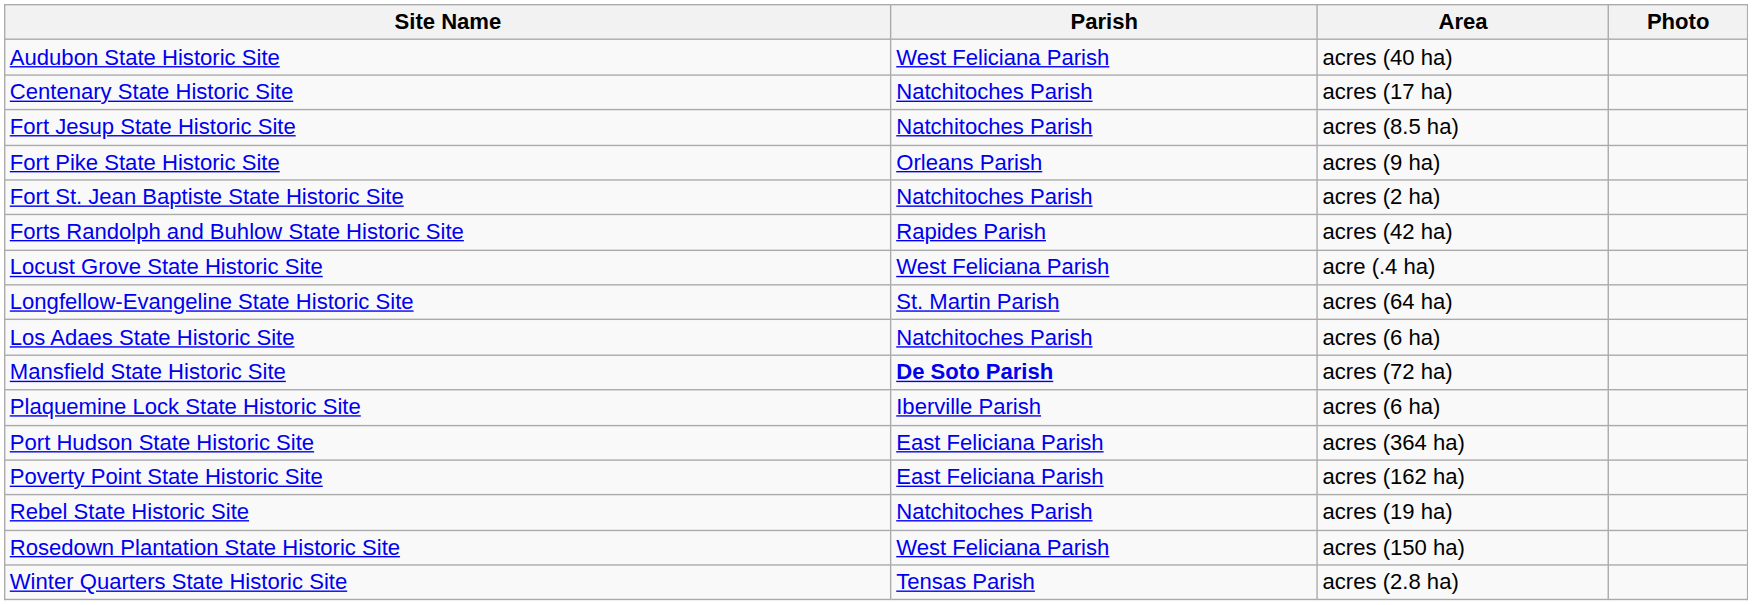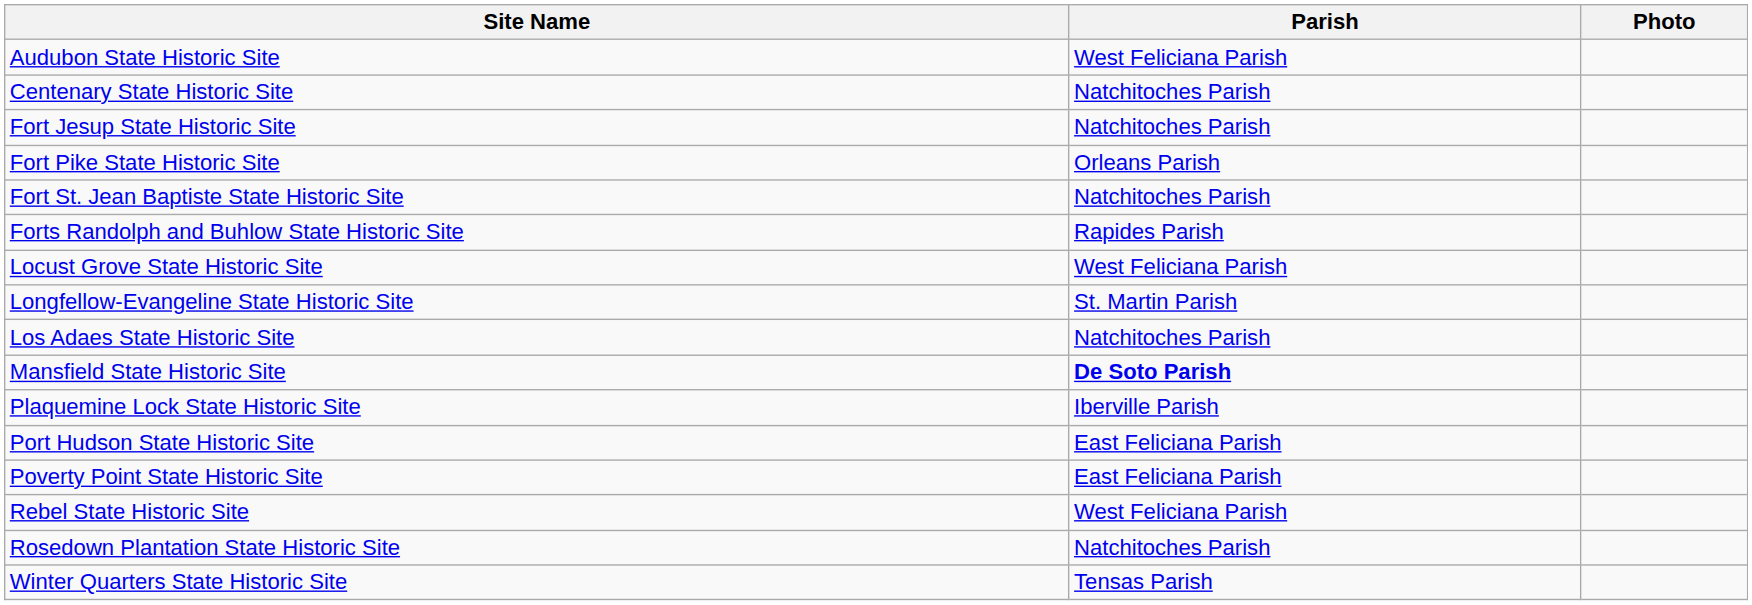- column: (1463, 22)
(994, 512) Natchitoches Parish -> (1181, 512) West Feliciana Parish
(1003, 547) West Feliciana Parish -> (1172, 547) Natchitoches Parish
